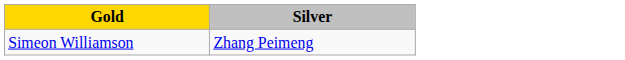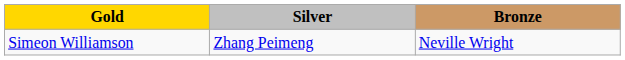+ column: (518, 17)
